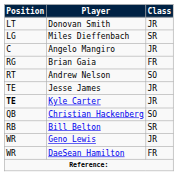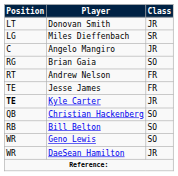(152, 62) FR -> (152, 62) SO
(152, 75) SO -> (152, 75) FR
(152, 88) JR -> (152, 88) FR
(152, 127) SR -> (152, 127) SO
(152, 140) JR -> (152, 140) SO
(152, 153) FR -> (152, 153) JR
